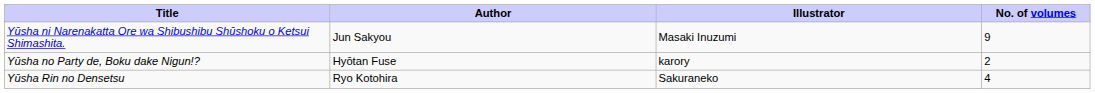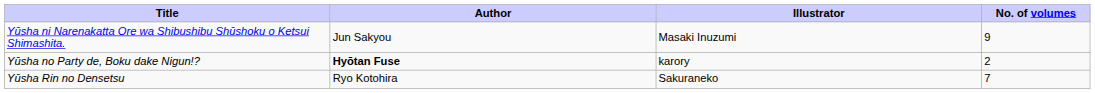(364, 61) normal -> (366, 61) bold
(987, 79) 4 -> (987, 79) 7
